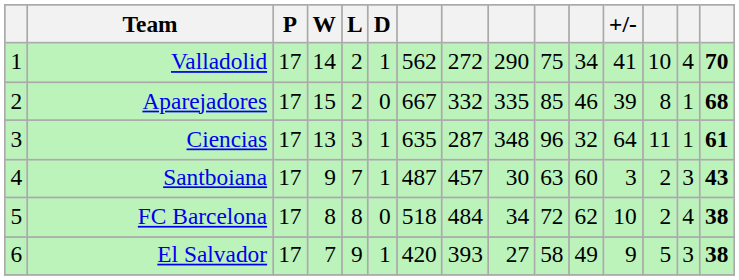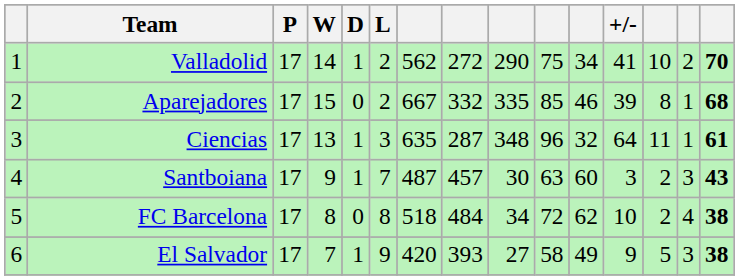columns swapped: (382, 23) <-> (355, 23)
(688, 61) 4 -> (688, 61) 2
